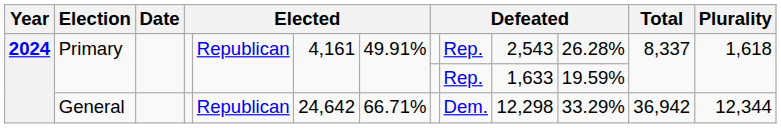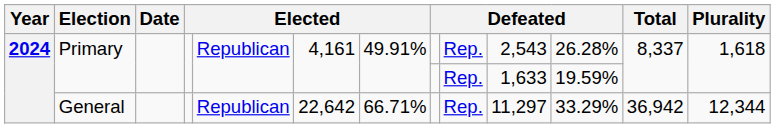(327, 107) 24,642 -> (327, 107) 22,642
(466, 107) Dem. -> (463, 107) Rep.
(525, 107) 12,298 -> (519, 107) 11,297
